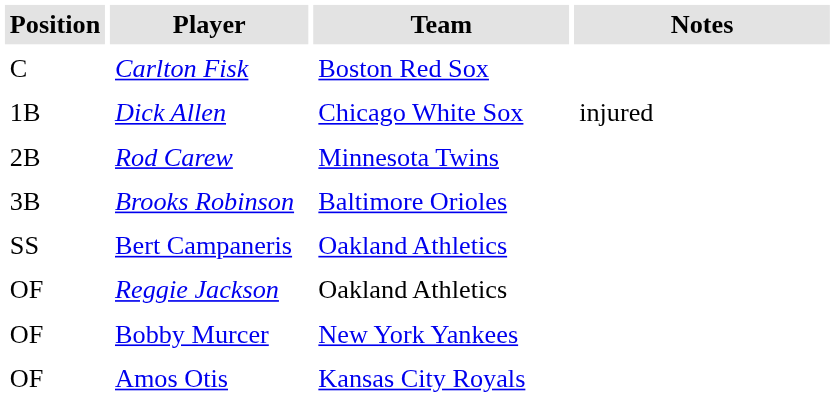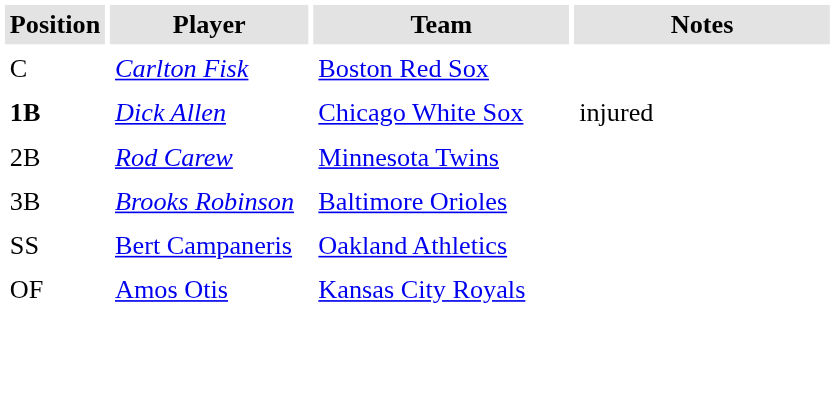(25, 112) normal -> (25, 112) bold
- row: (197, 289)
- row: (192, 334)
